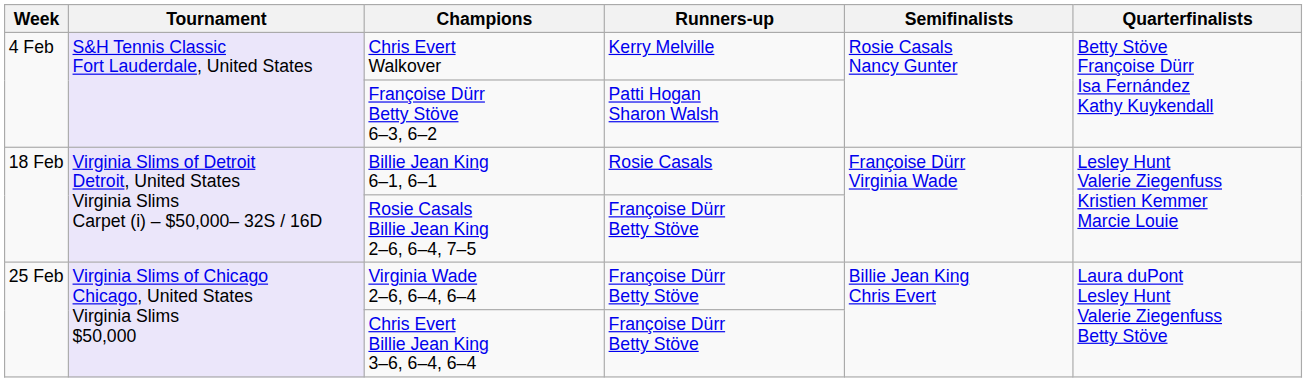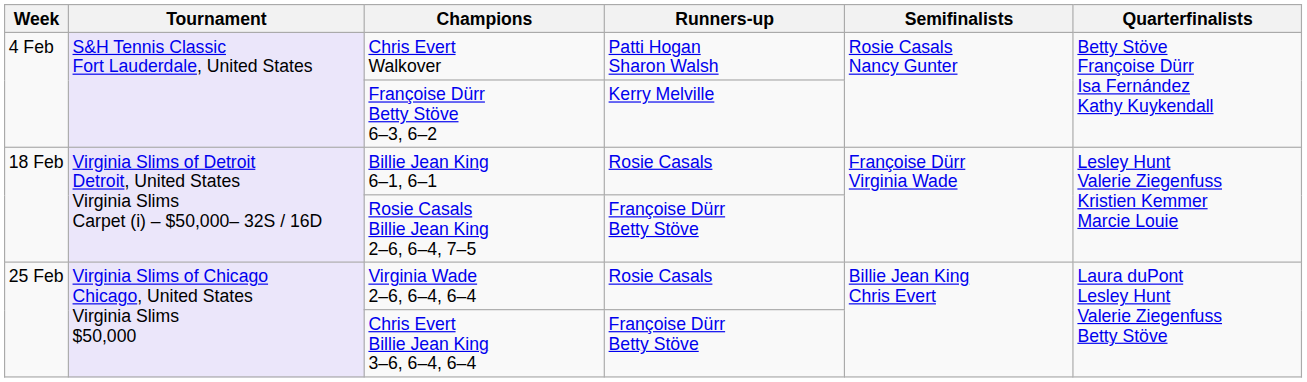(661, 47) Kerry Melville -> (664, 56) Patti Hogan Sharon Walsh
(664, 104) Patti Hogan Sharon Walsh -> (661, 94) Kerry Melville
(667, 286) Françoise Dürr Betty Stöve -> (661, 277) Rosie Casals
